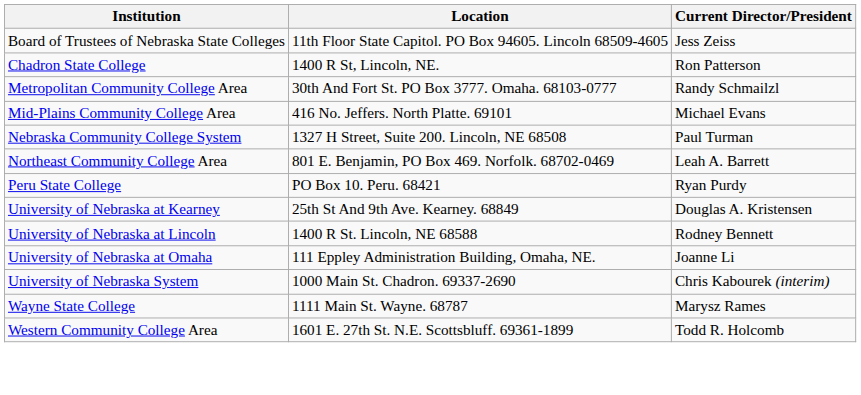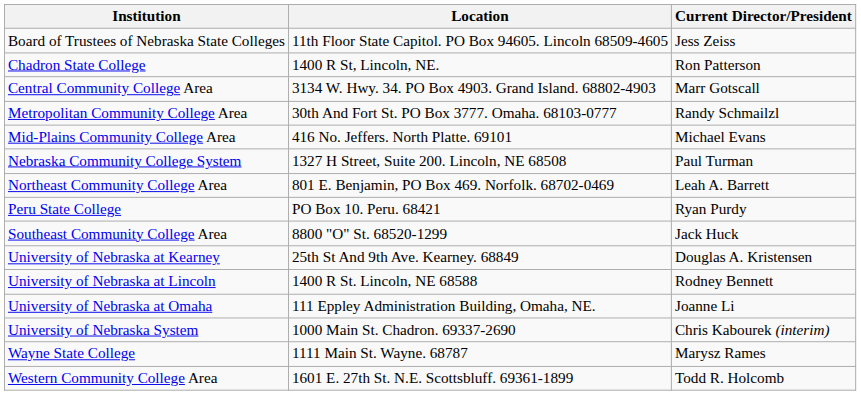+ row: (110, 88)
+ row: (118, 233)
